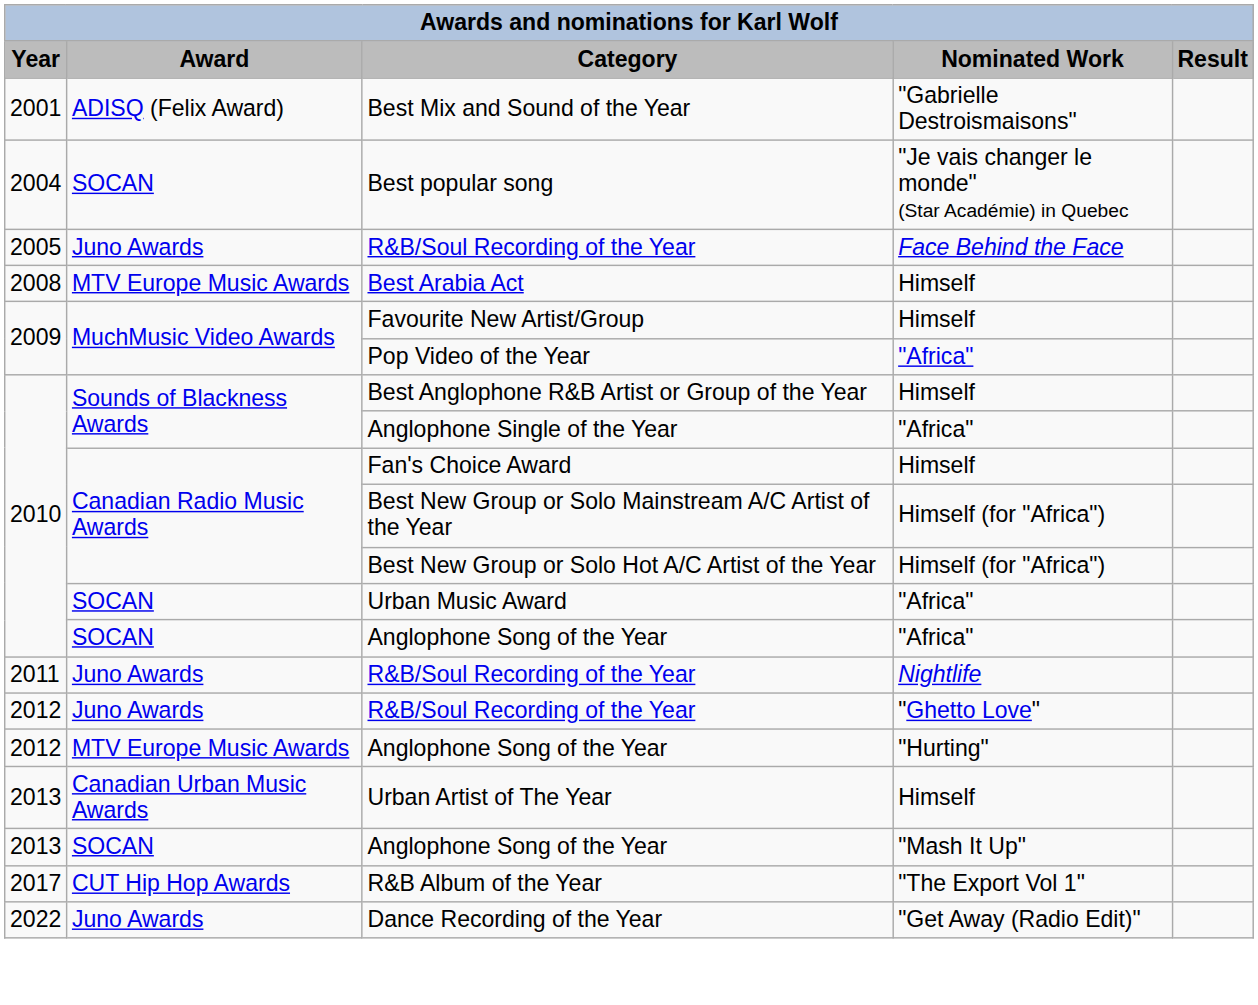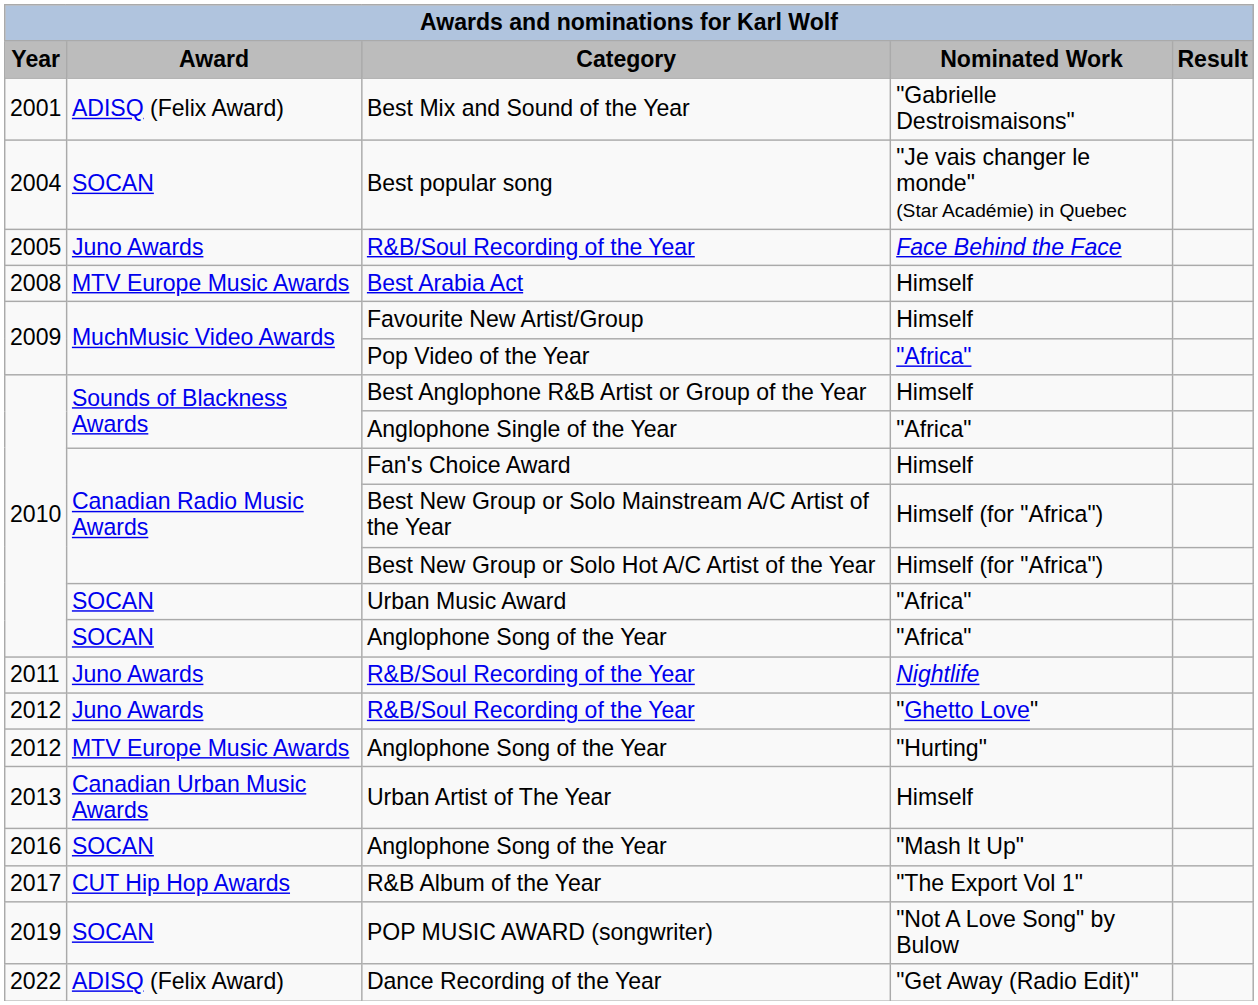(36, 846) 2013 -> (36, 846) 2016
+ row: (540, 932)
(138, 919) Juno Awards -> (178, 982) ADISQ (Felix Award)
